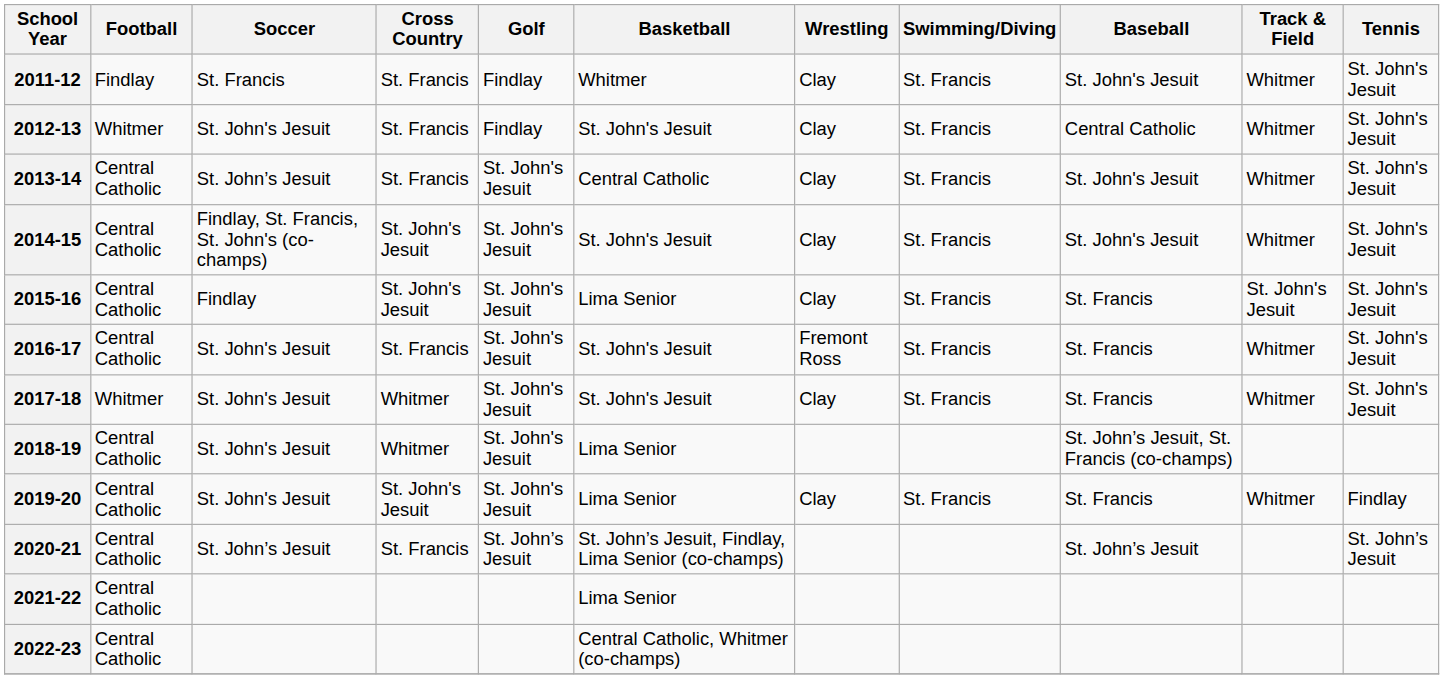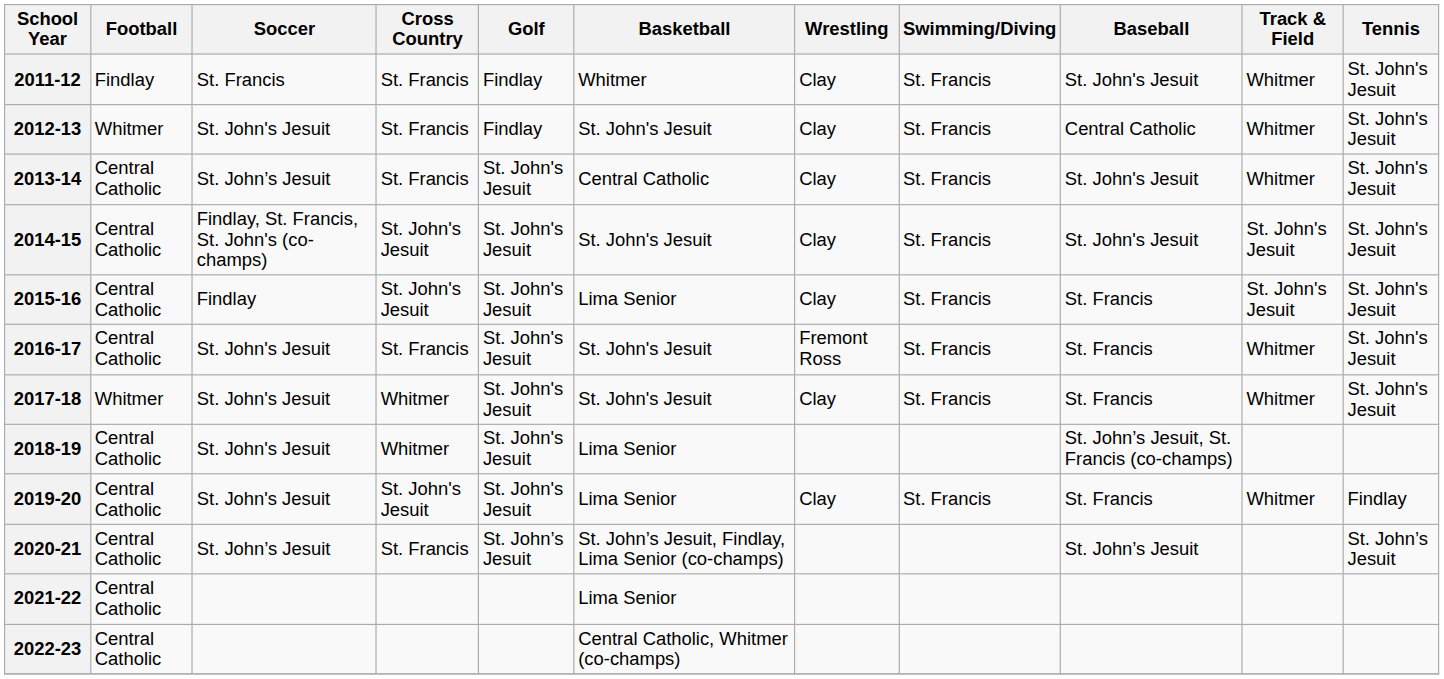(1281, 239) Whitmer -> (1287, 239) St. John's Jesuit
